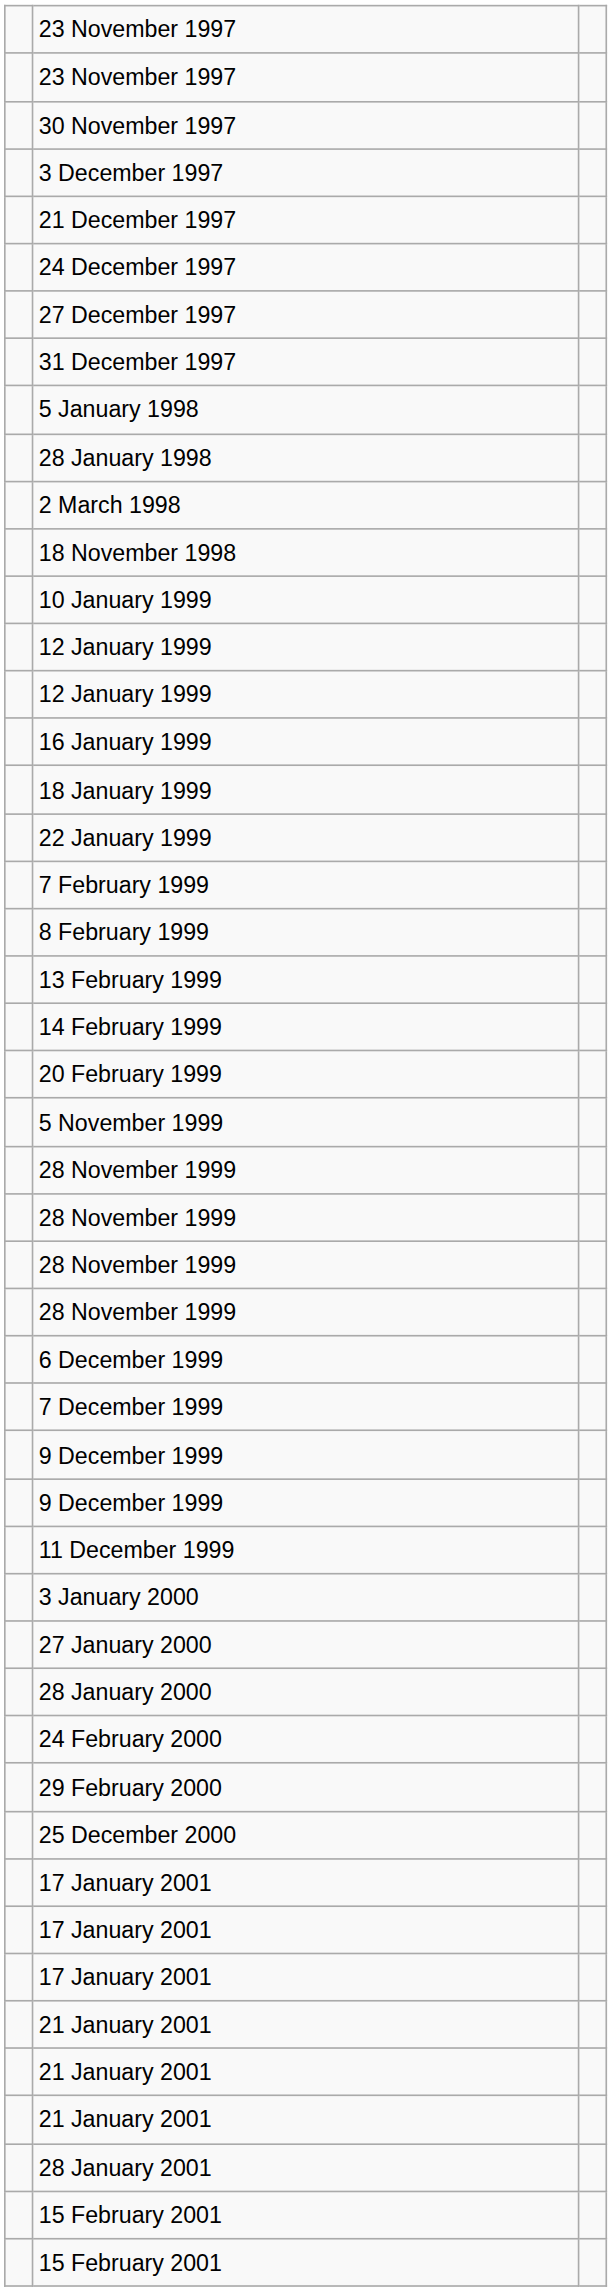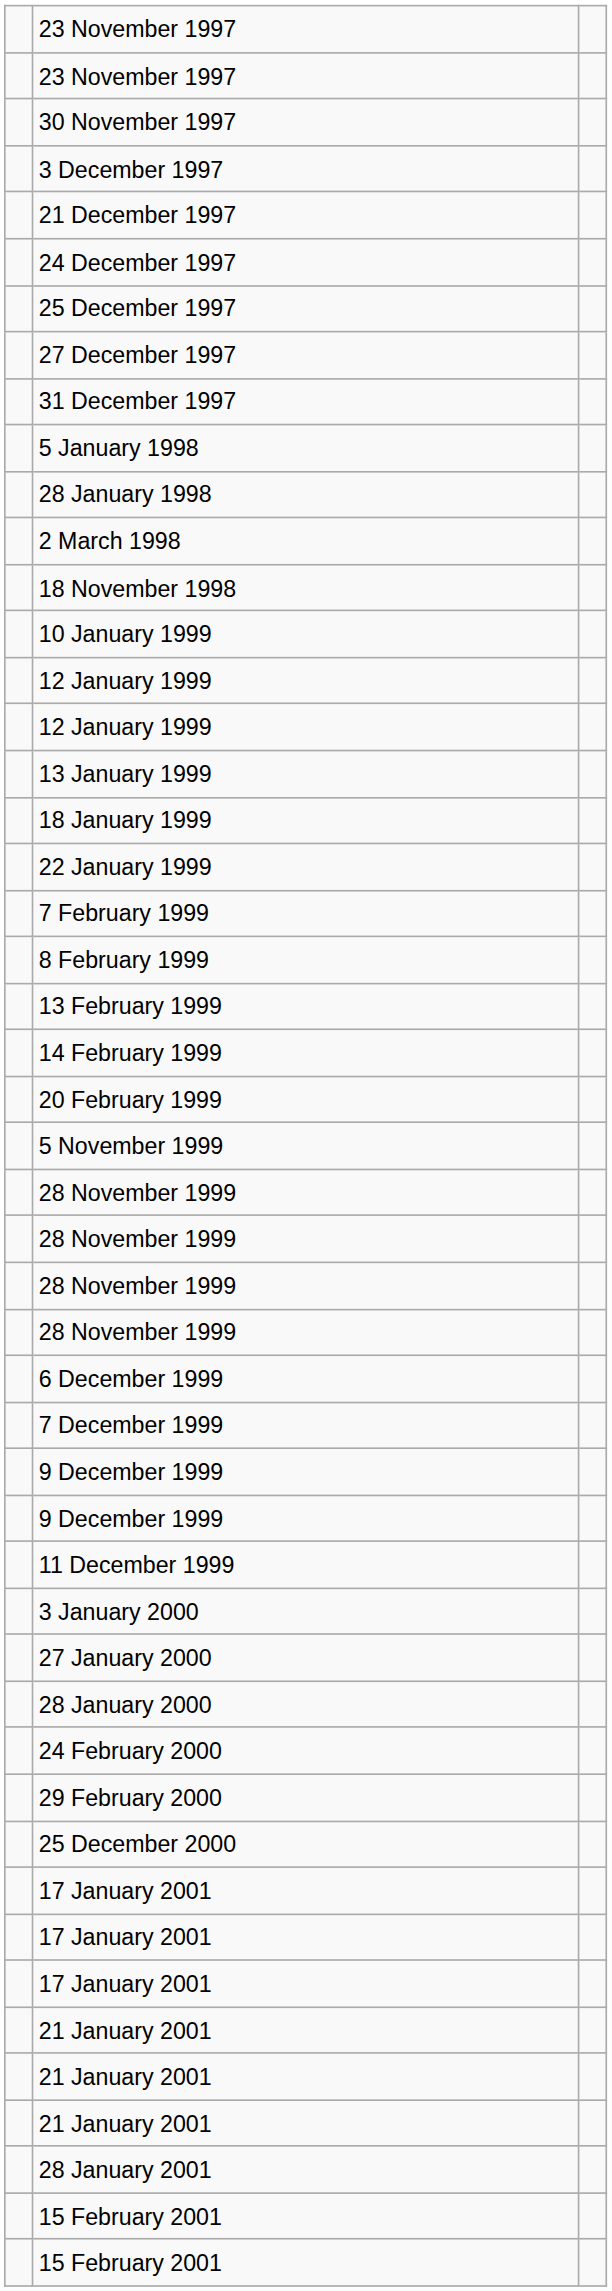+ row: (19, 308)
+ row: (19, 774)
- row: (19, 742)
